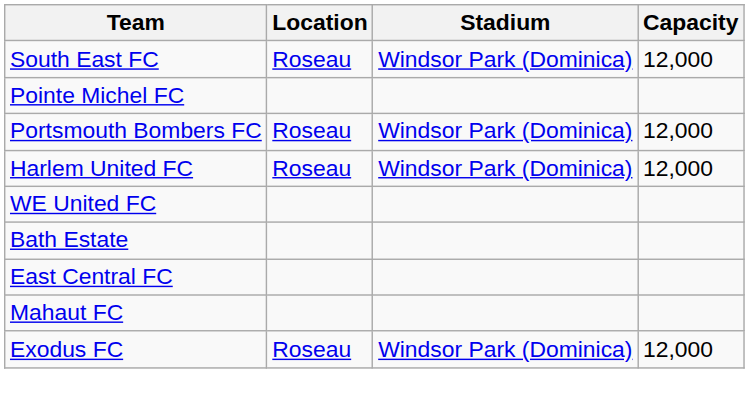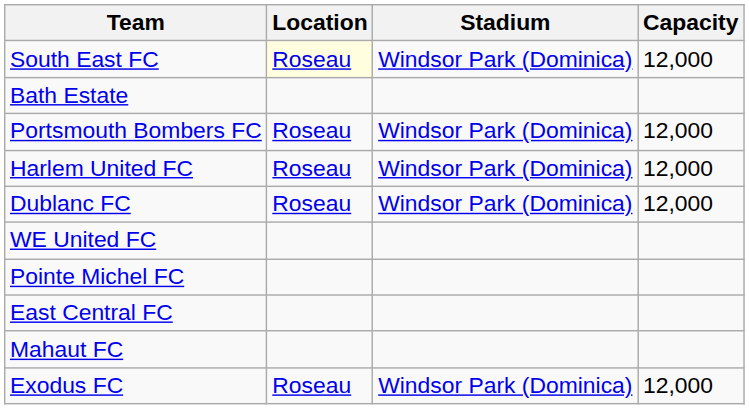(312, 58) no background -> (312, 58) lightyellow background
rows swapped: (69, 240) <-> (97, 95)
+ row: (70, 204)
